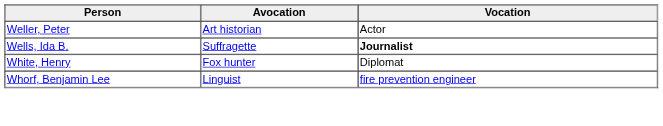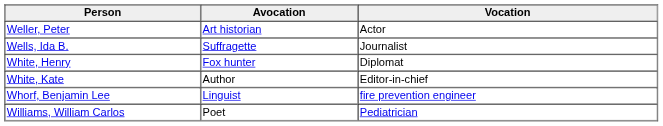(386, 46) bold -> (383, 46) normal
+ row: (35, 79)
+ row: (66, 112)
